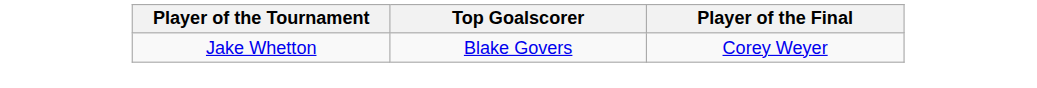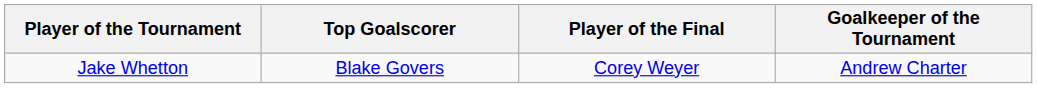+ column: (904, 29)
